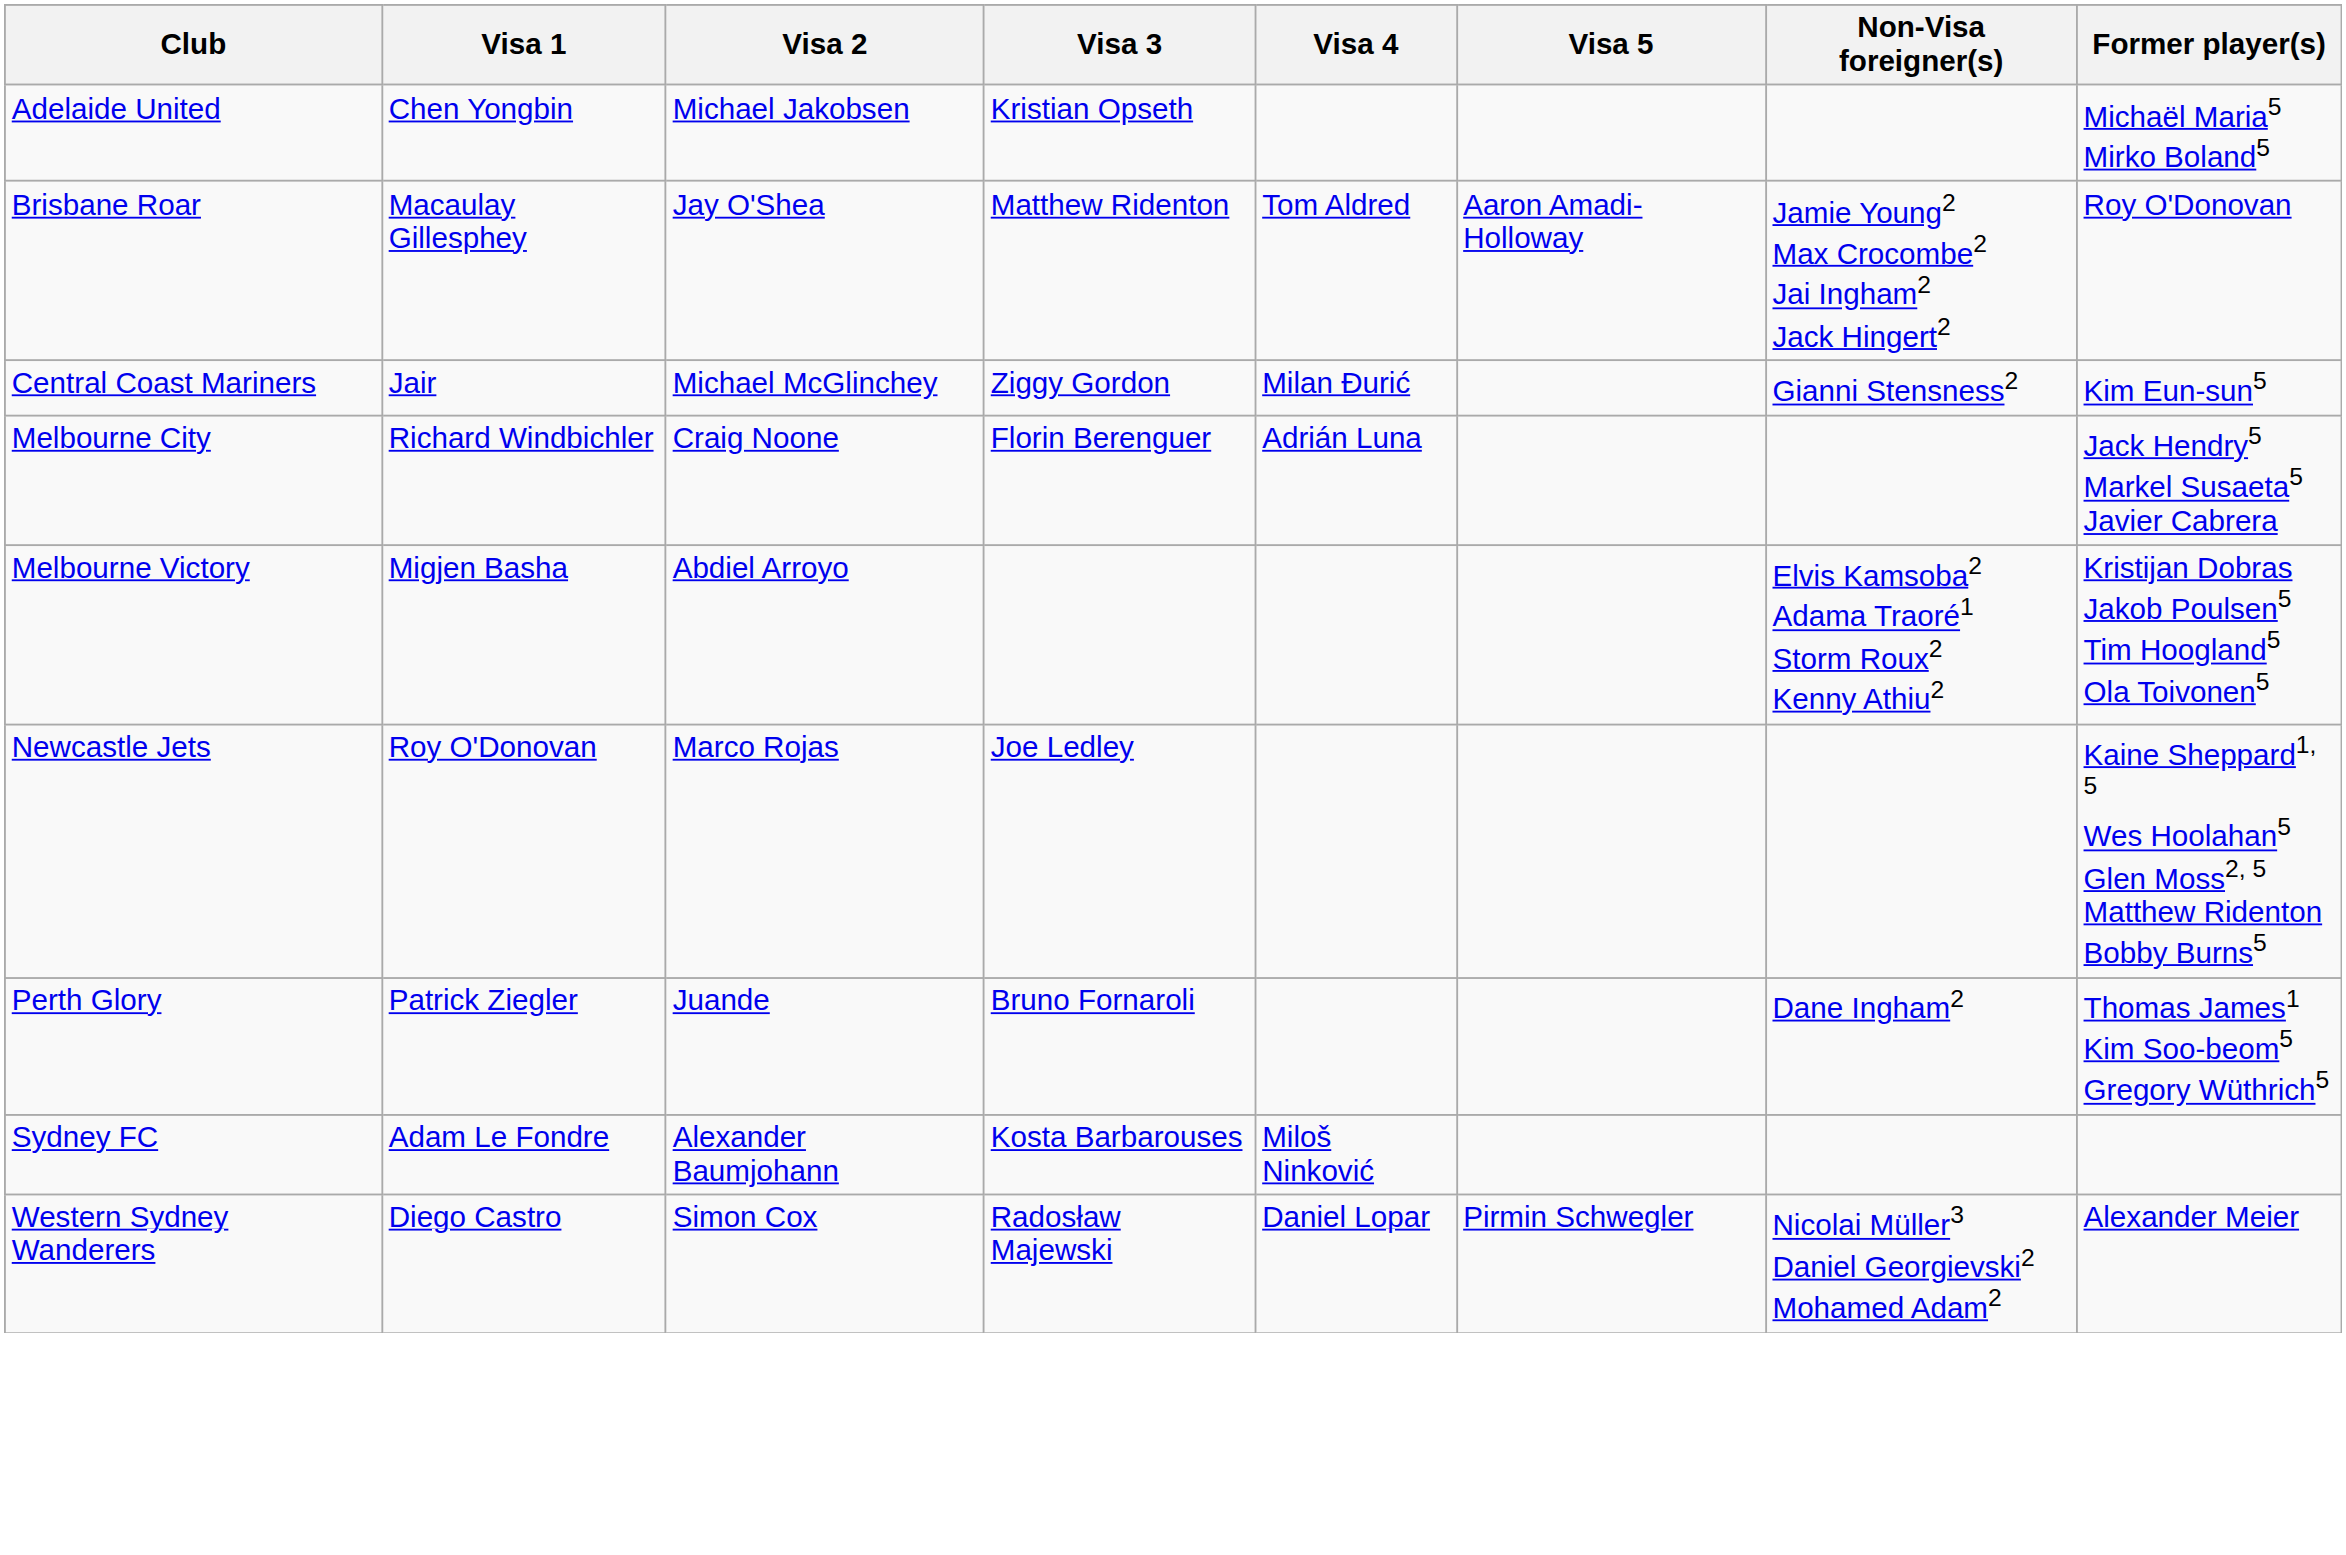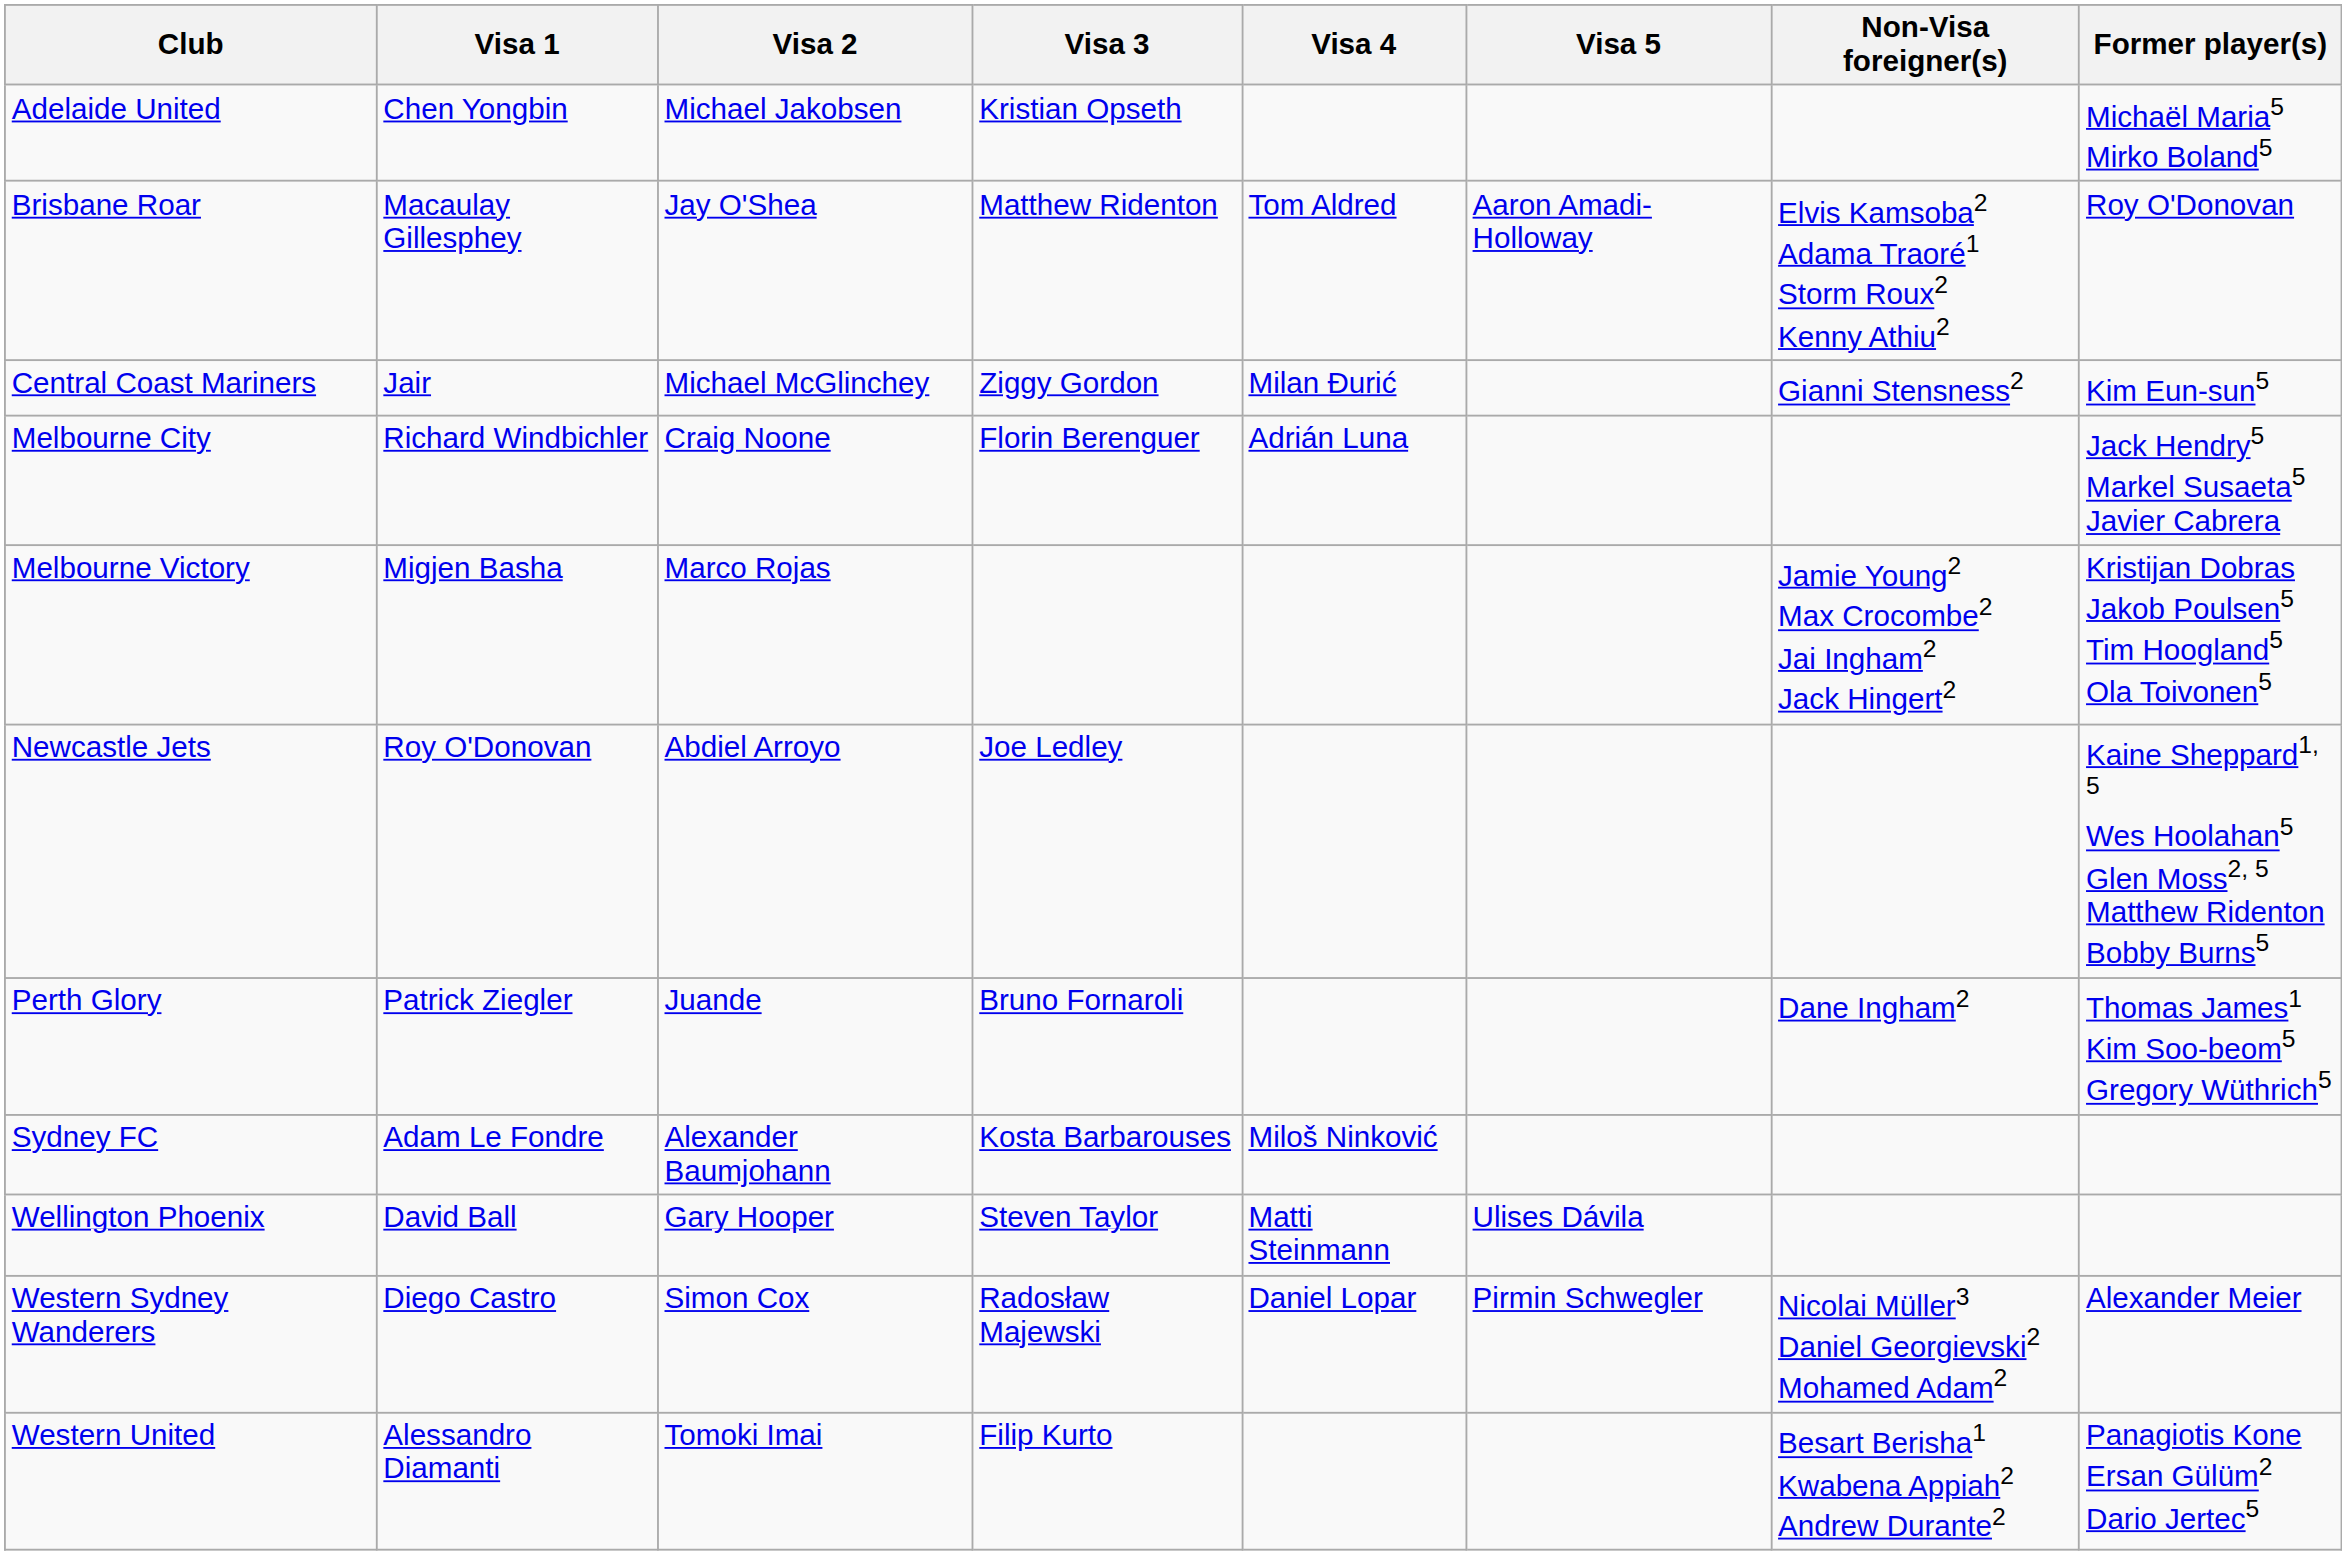(1880, 270) Jamie Young2 Max Crocombe2 Jai Ingham2 Jack Hingert2 -> (1883, 270) Elvis Kamsoba2 Adama Traoré1 Storm Roux2 Kenny Athiu2
(761, 567) Abdiel Arroyo -> (748, 567) Marco Rojas
(1877, 633) Elvis Kamsoba2 Adama Traoré1 Storm Roux2 Kenny Athiu2 -> (1885, 633) Jamie Young2 Max Crocombe2 Jai Ingham2 Jack Hingert2
(756, 746) Marco Rojas -> (753, 746) Abdiel Arroyo
+ row: (138, 1218)
+ row: (113, 1435)
